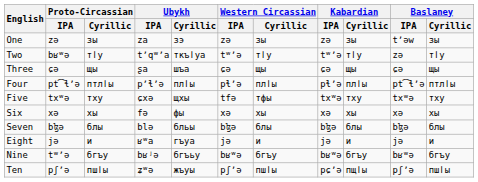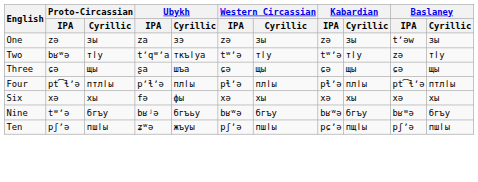- row: (17, 98)
- row: (20, 127)
- row: (20, 141)
